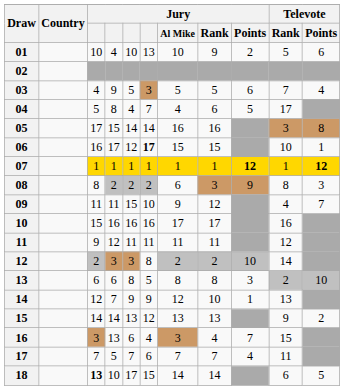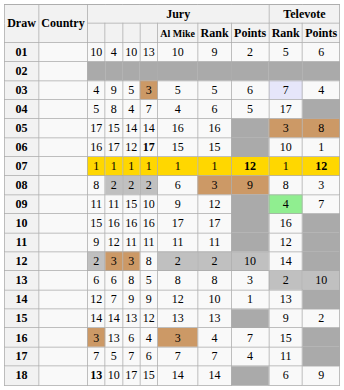(286, 90) no background -> (286, 90) lavender background
(286, 204) no background -> (286, 204) lightgreen background
(321, 375) 5 -> (321, 375) 9
